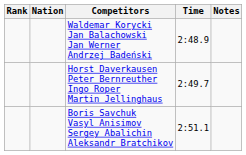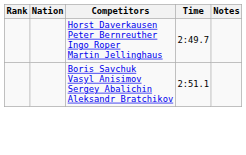- row: (110, 41)
